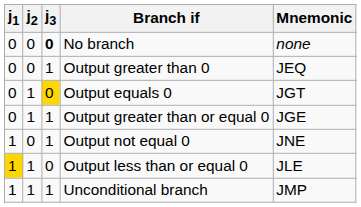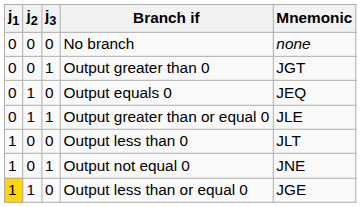(49, 44) bold -> (49, 44) normal
(291, 68) JEQ -> (291, 68) JGT
(49, 92) gold background -> (49, 92) no background
(291, 92) JGT -> (291, 92) JEQ
(291, 117) JGE -> (290, 117) JLE
+ row: (126, 141)
(290, 165) JLE -> (291, 190) JGE
- row: (136, 190)
